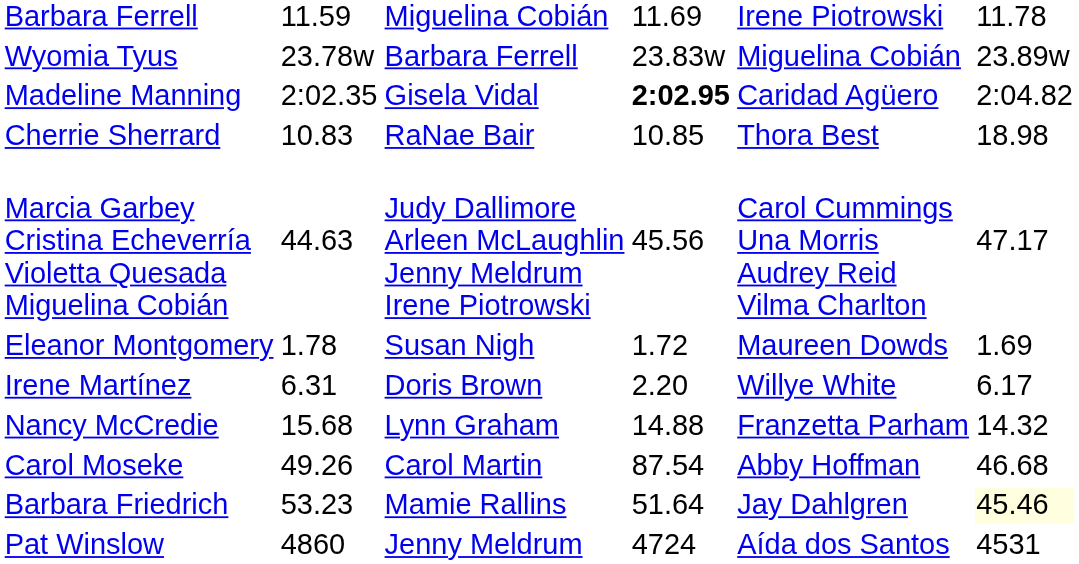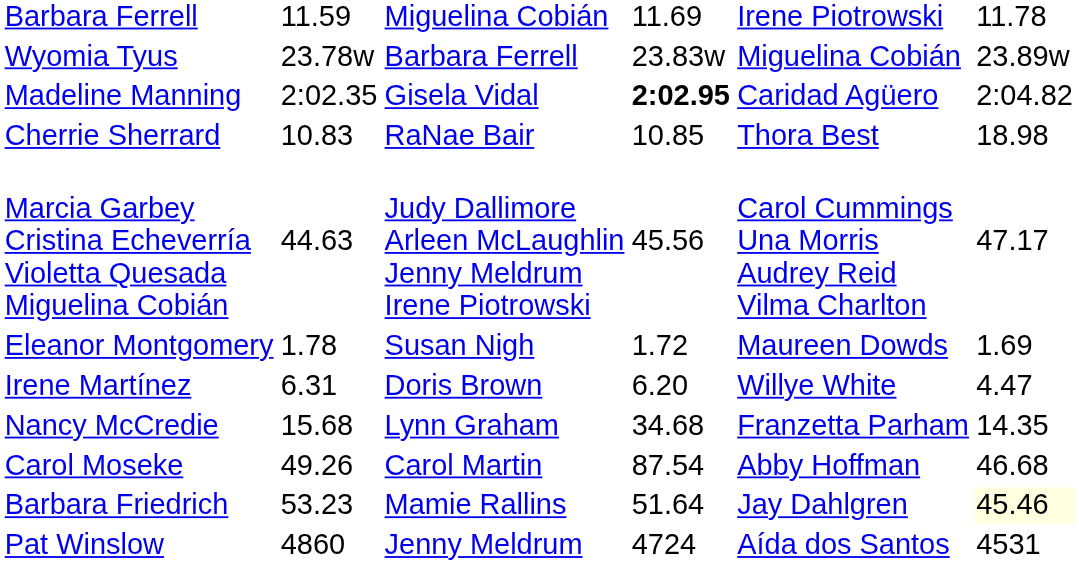(660, 385) 2.20 -> (660, 385) 6.20
(1004, 385) 6.17 -> (1004, 385) 4.47
(668, 425) 14.88 -> (668, 425) 34.68
(1012, 425) 14.32 -> (1012, 425) 14.35
